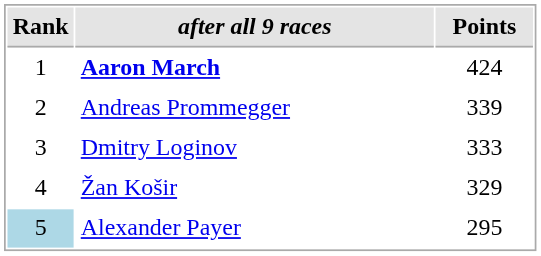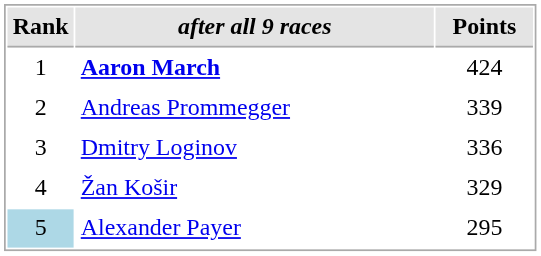(484, 148) 333 -> (484, 148) 336
